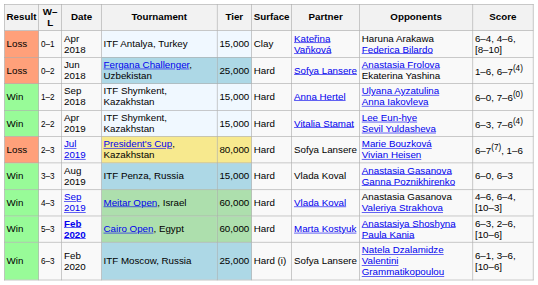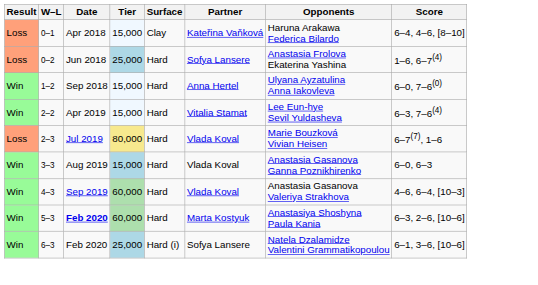- column: (159, 17)
(326, 150) Sofya Lansere -> (213, 139) Vlada Koval
